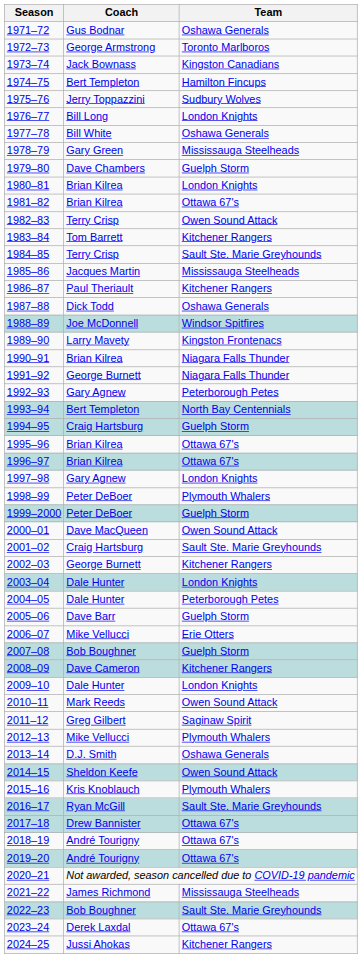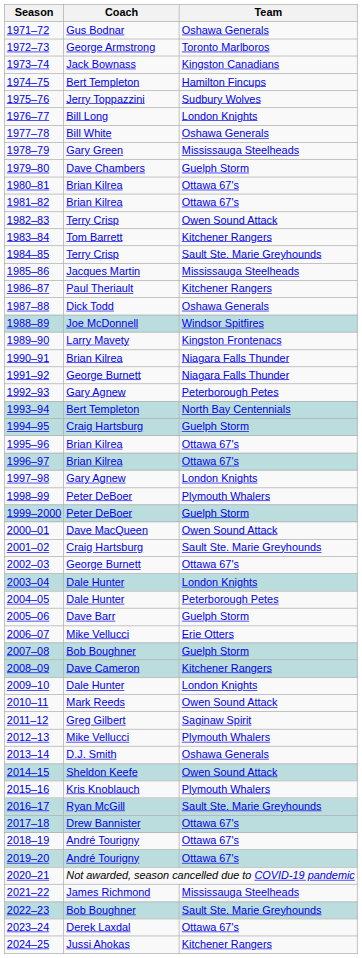(220, 185) London Knights -> (210, 185) Ottawa 67's
(227, 565) Kitchener Rangers -> (210, 565) Ottawa 67's
